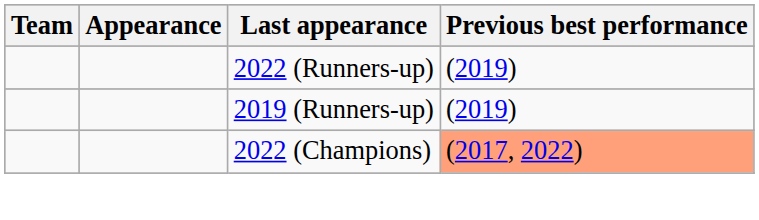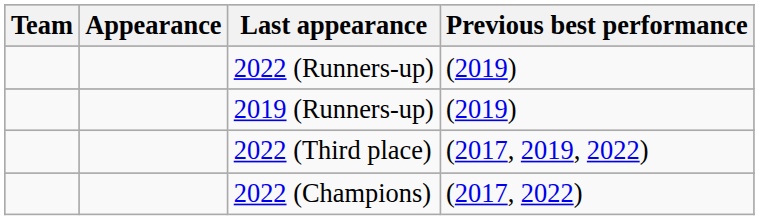+ row: (333, 151)
(514, 151) lightsalmon background -> (514, 192) no background
